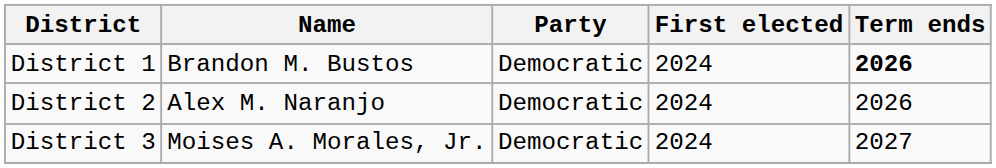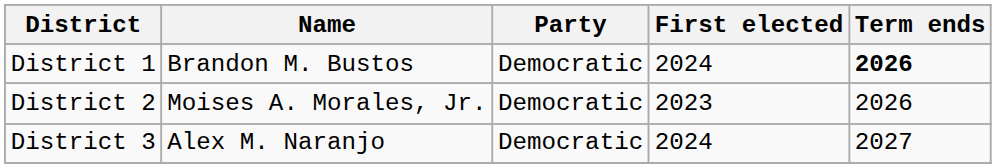(276, 103) Alex M. Naranjo -> (327, 103) Moises A. Morales, Jr.
(684, 103) 2024 -> (684, 103) 2023
(327, 143) Moises A. Morales, Jr. -> (276, 143) Alex M. Naranjo
